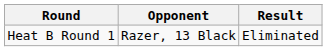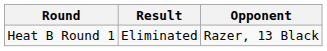columns swapped: (179, 15) <-> (280, 15)
